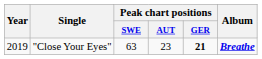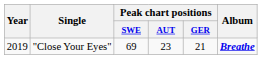(131, 46) 63 -> (131, 46) 69
(200, 46) bold -> (200, 46) normal
